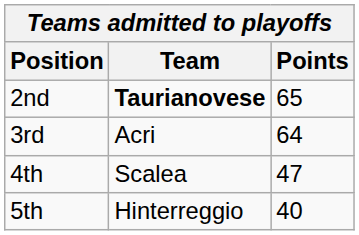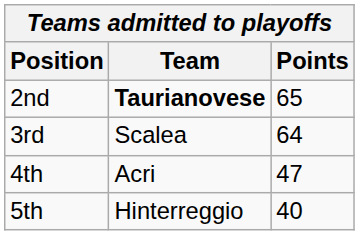(135, 135) Acri -> (151, 135) Scalea
(151, 173) Scalea -> (135, 173) Acri
